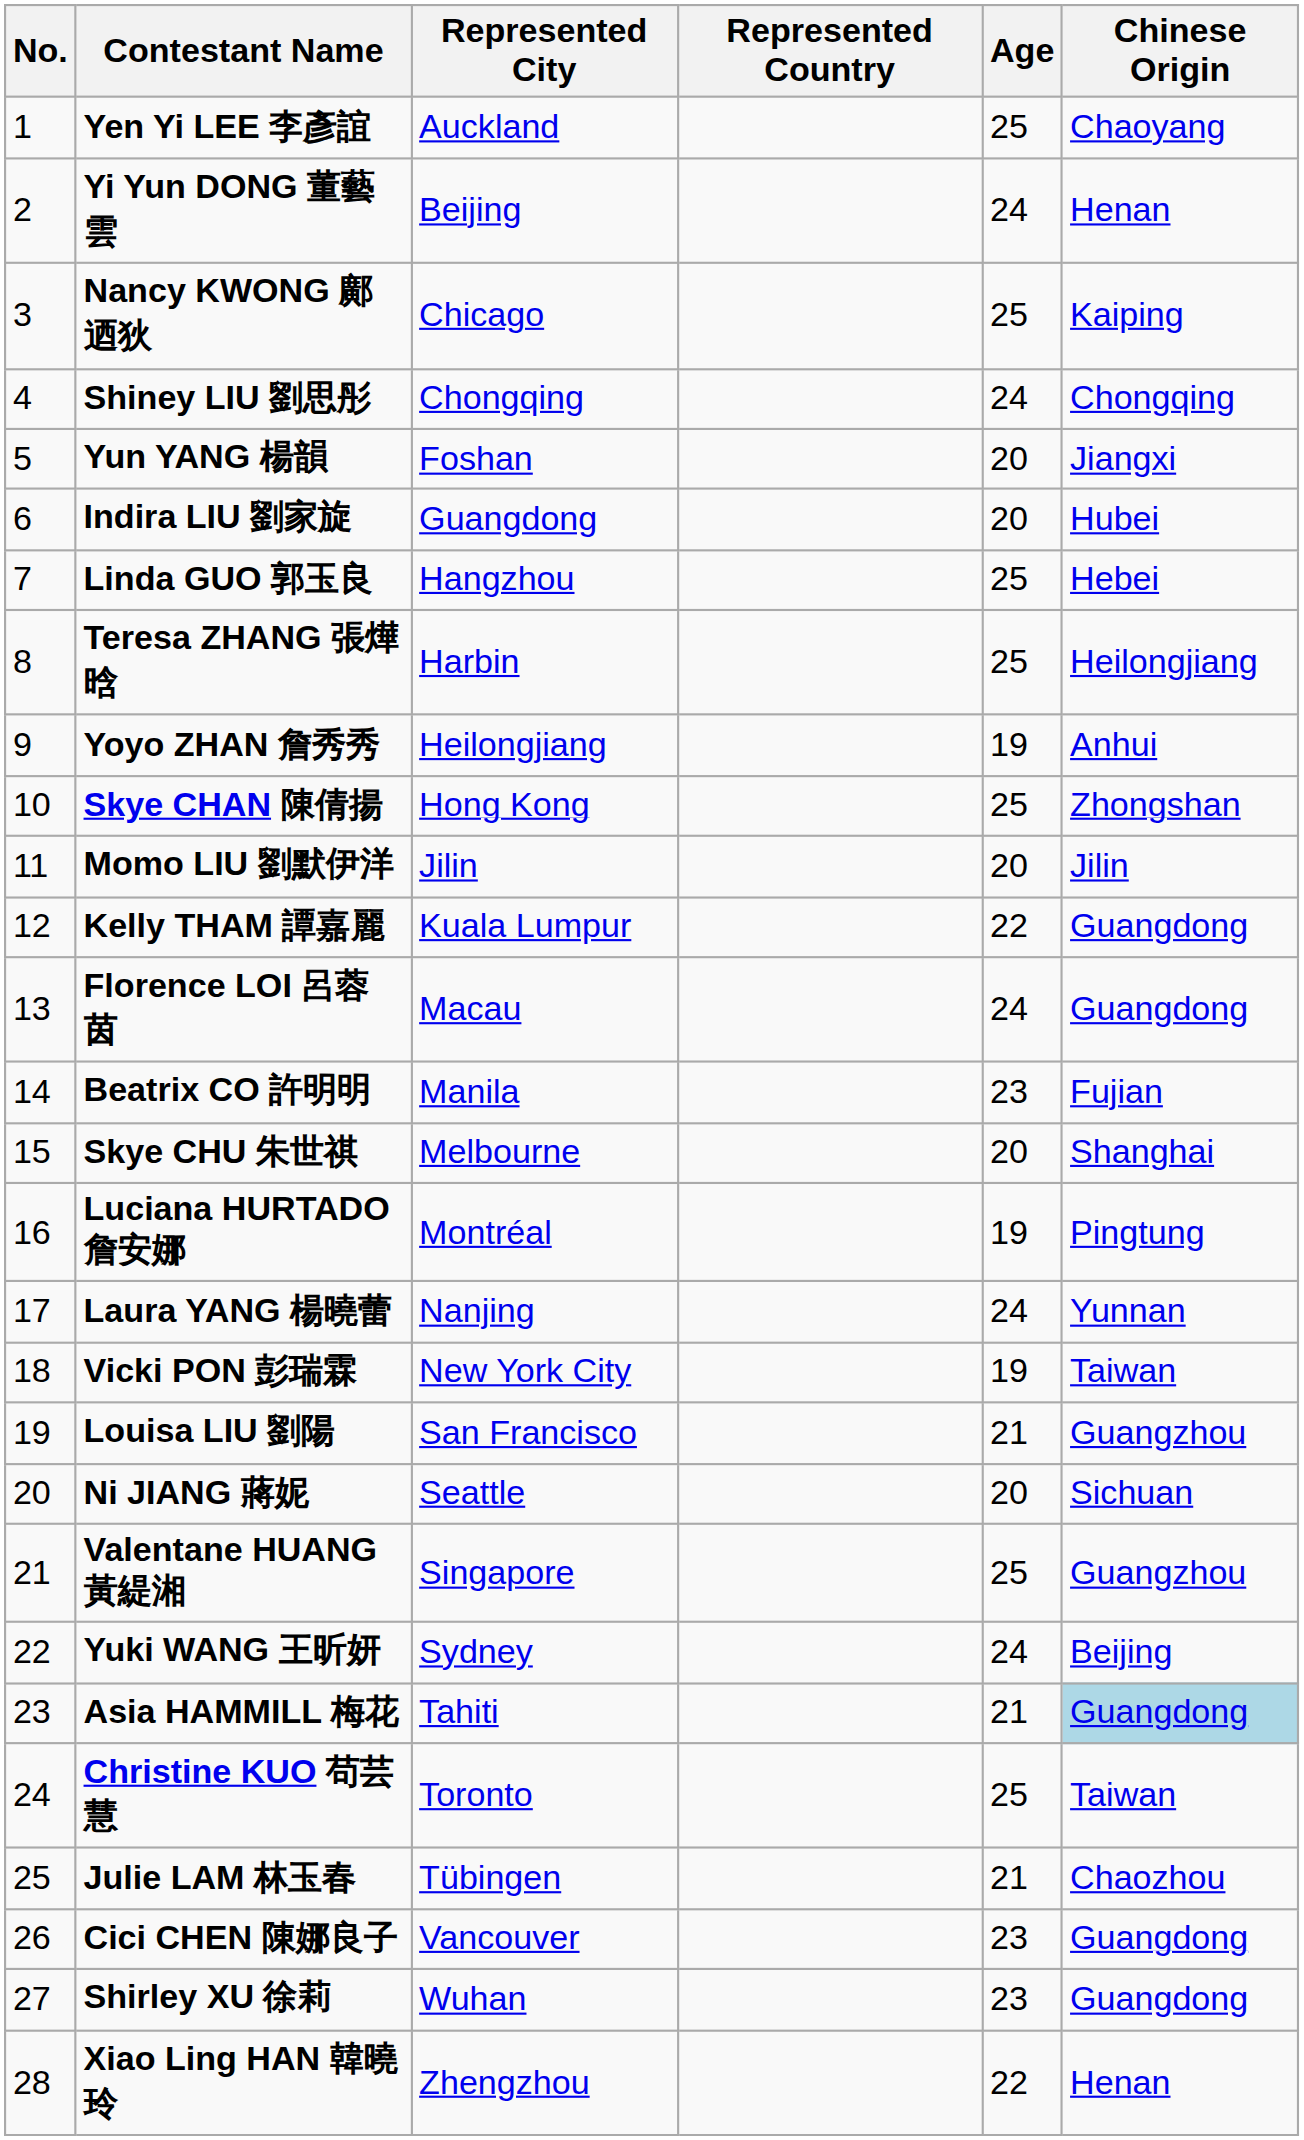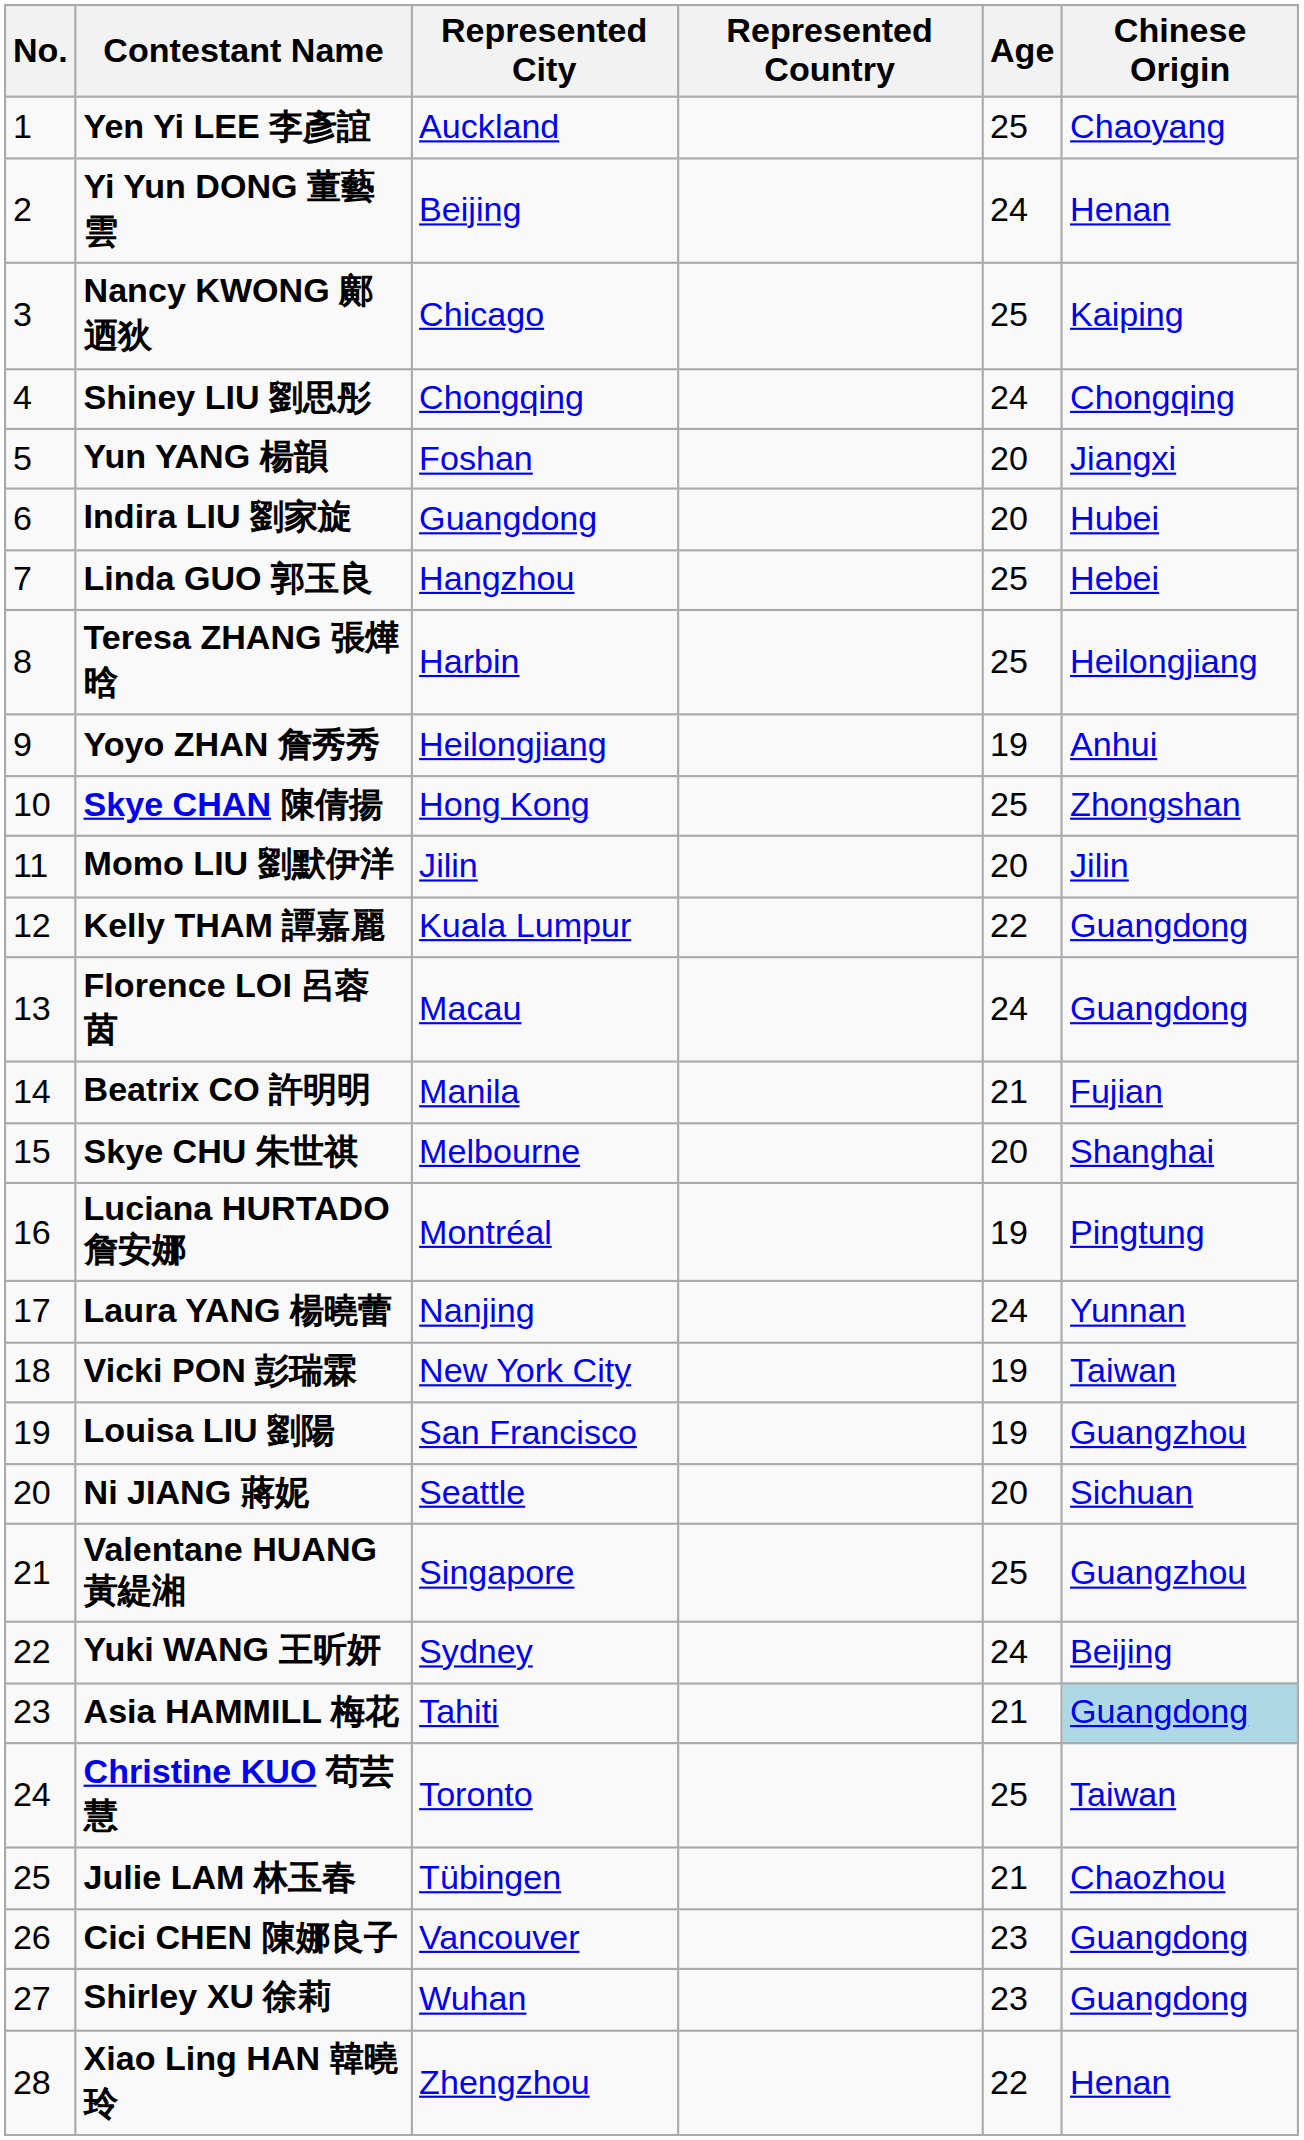(1009, 1091) 23 -> (1009, 1091) 21
(1009, 1432) 21 -> (1009, 1432) 19
